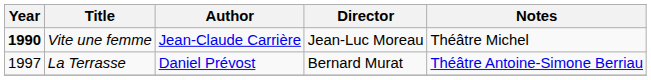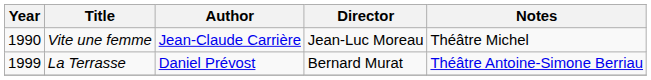(24, 39) bold -> (24, 39) normal
(24, 63) 1997 -> (24, 63) 1999
